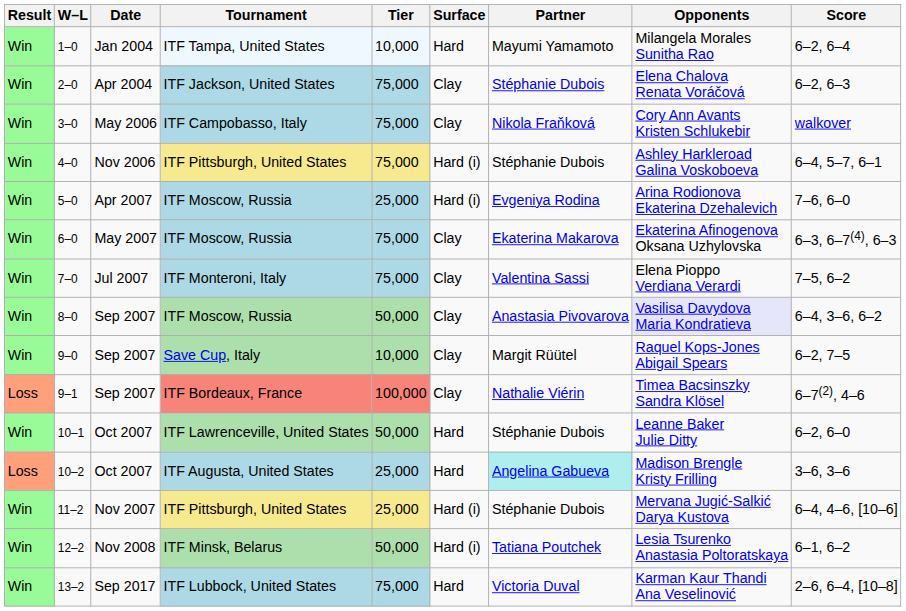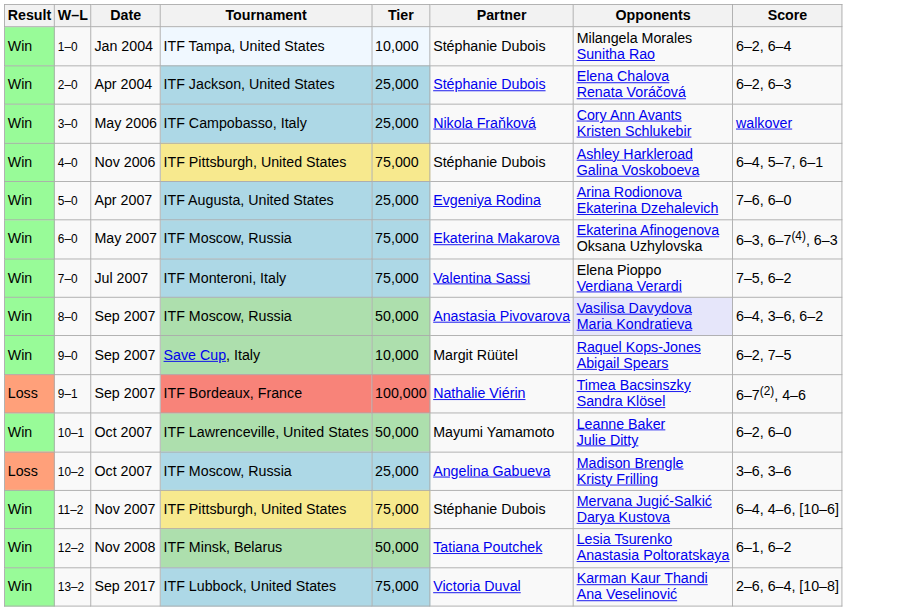- column: (459, 15)
(553, 46) Mayumi Yamamoto -> (489, 46) Stéphanie Dubois
(397, 84) 75,000 -> (397, 84) 25,000
(397, 123) 75,000 -> (397, 123) 25,000
(228, 200) ITF Moscow, Russia -> (249, 200) ITF Augusta, United States
(548, 432) Stéphanie Dubois -> (494, 432) Mayumi Yamamoto
(249, 471) ITF Augusta, United States -> (228, 471) ITF Moscow, Russia
(551, 471) paleturquoise background -> (492, 471) no background
(397, 509) 25,000 -> (397, 509) 75,000
